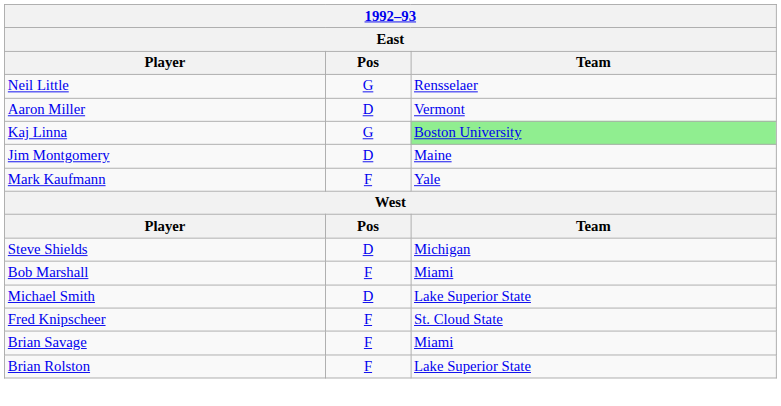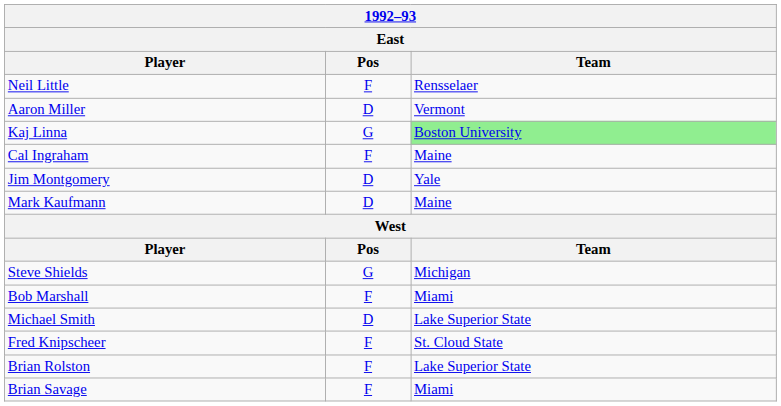(368, 86) G -> (368, 86) F
+ row: (48, 156)
(433, 156) Maine -> (427, 179) Yale
(368, 179) F -> (368, 202) D
(427, 179) Yale -> (433, 202) Maine
(368, 249) D -> (368, 272) G
rows swapped: (47, 343) <-> (49, 366)
